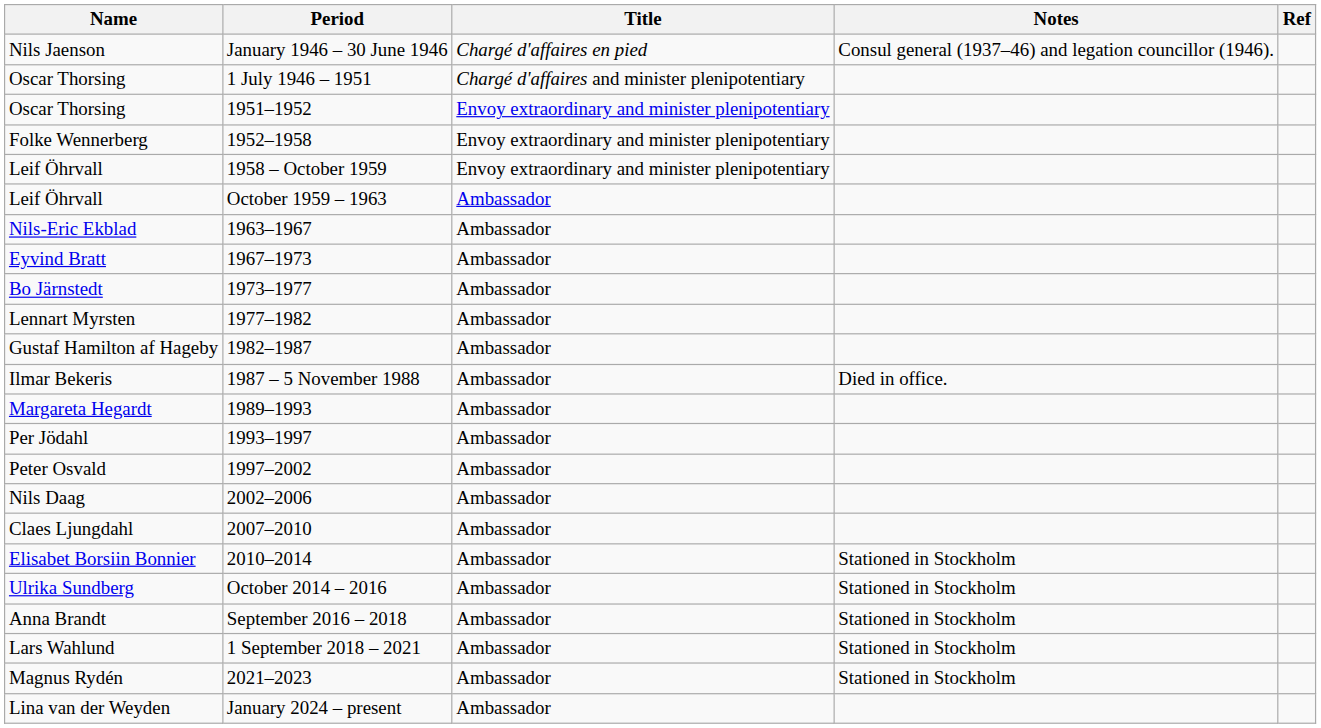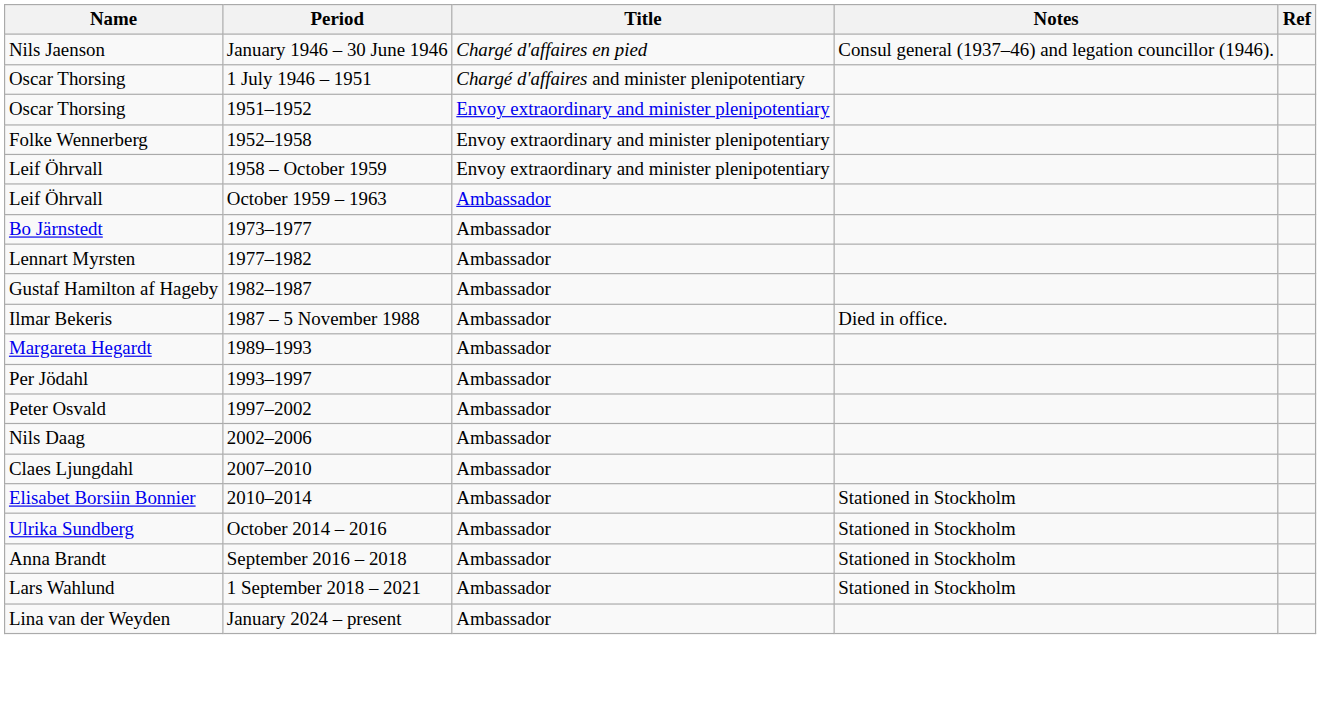- row: (73, 229)
- row: (57, 259)
- row: (66, 678)
